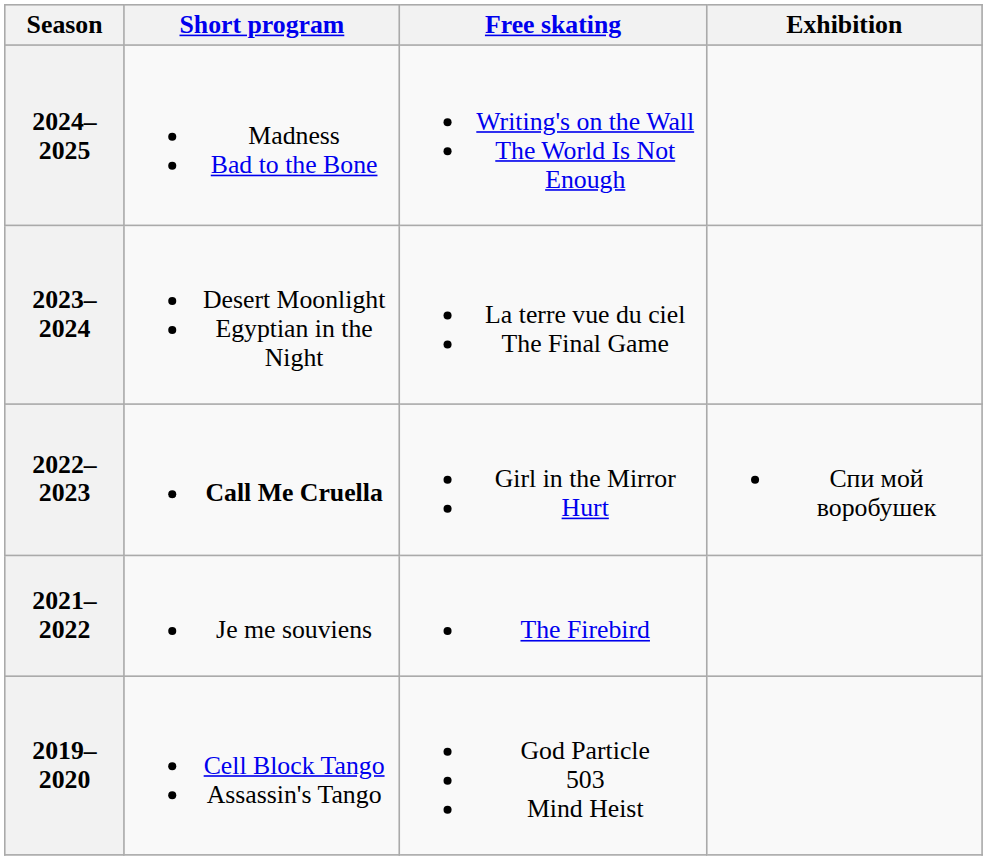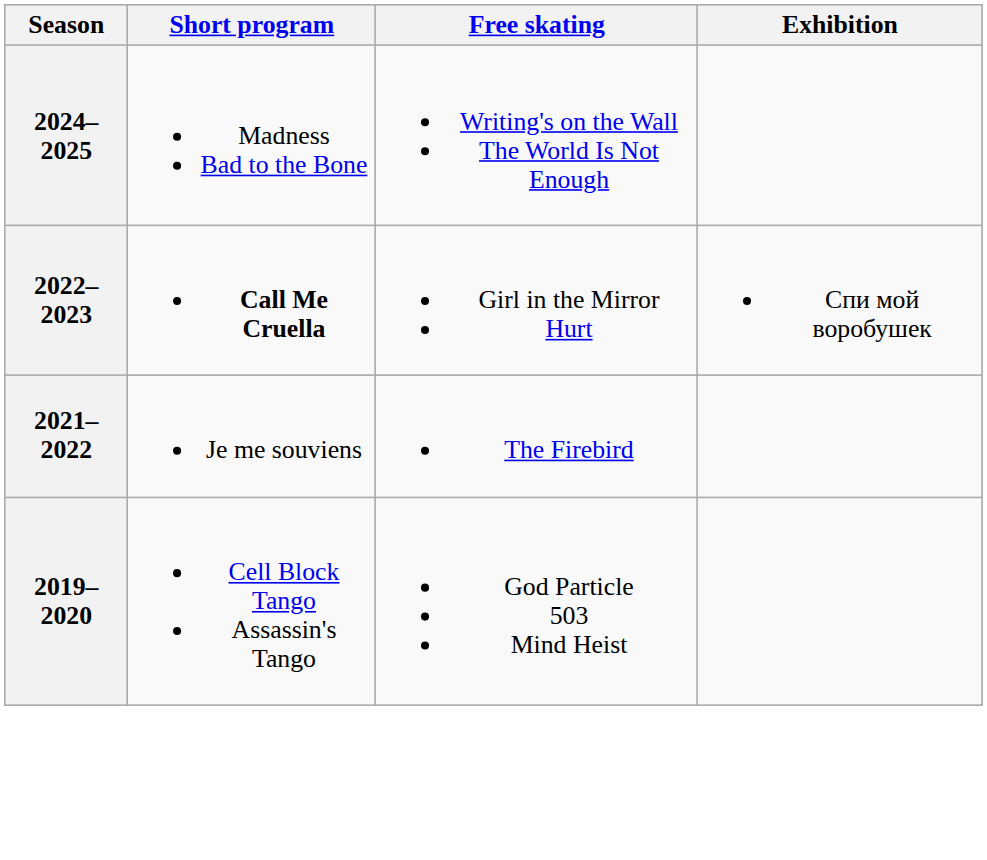- row: (65, 314)
